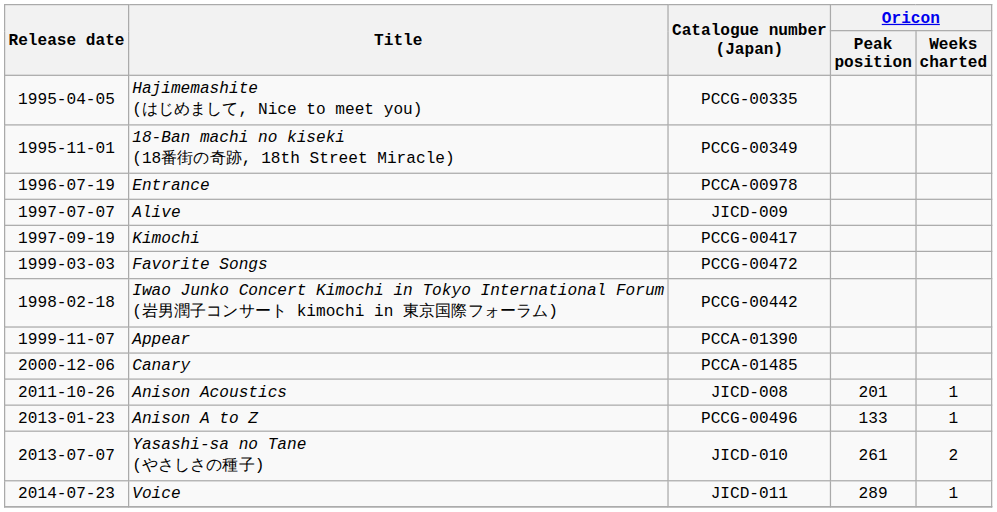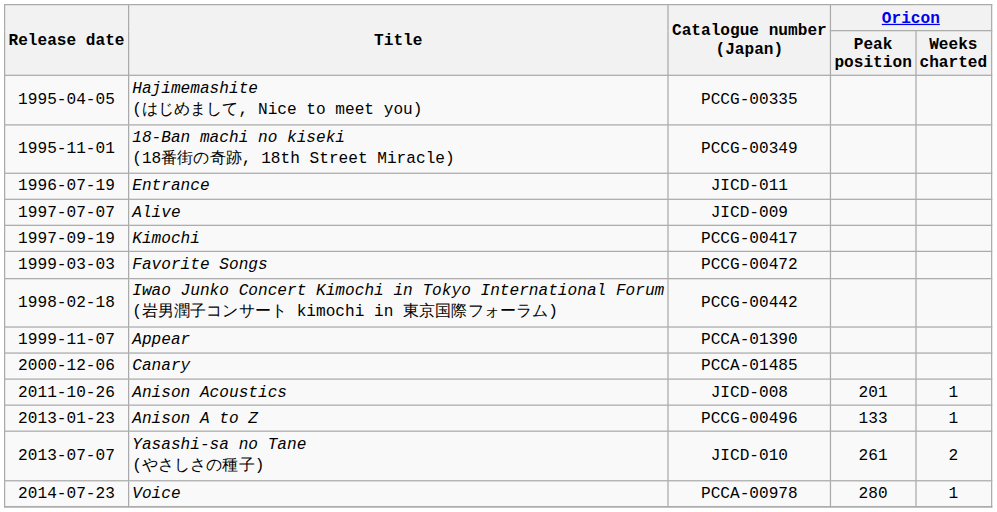(749, 186) PCCA-00978 -> (749, 186) JICD-011
(749, 493) JICD-011 -> (749, 493) PCCA-00978
(873, 493) 289 -> (873, 493) 280
